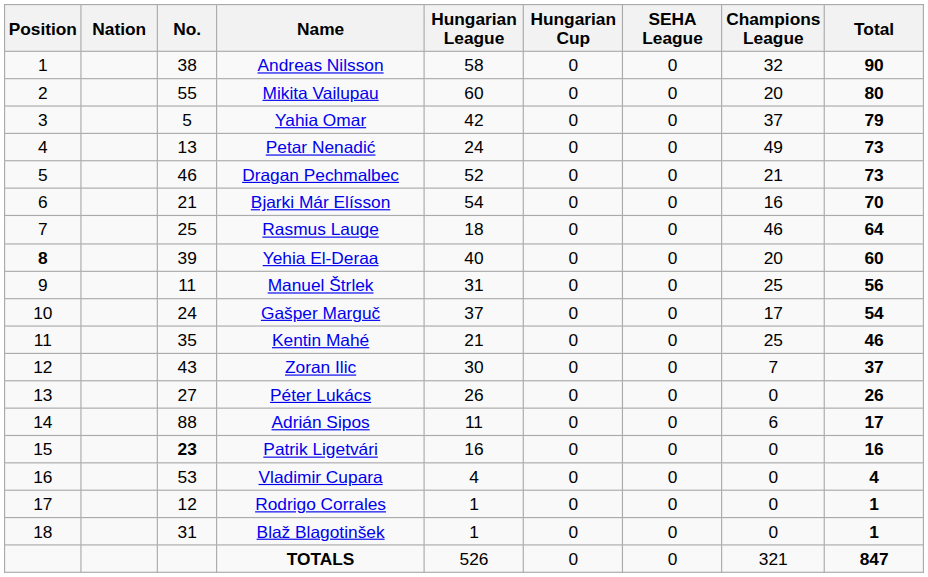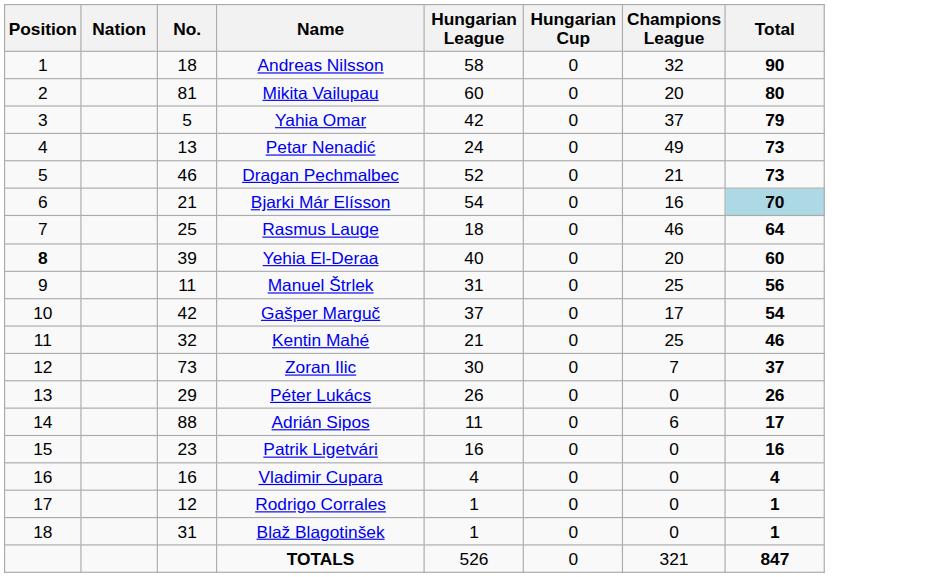- column: (672, 28)
(187, 65) 38 -> (187, 65) 18
(187, 93) 55 -> (187, 93) 81
(874, 202) no background -> (775, 202) lightblue background
(187, 312) 24 -> (187, 312) 42
(187, 340) 35 -> (187, 340) 32
(187, 367) 43 -> (187, 367) 73
(187, 394) 27 -> (187, 394) 29
(187, 449) bold -> (187, 449) normal
(187, 477) 53 -> (187, 477) 16
